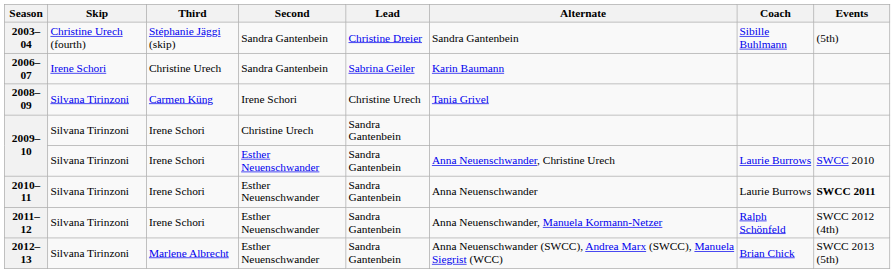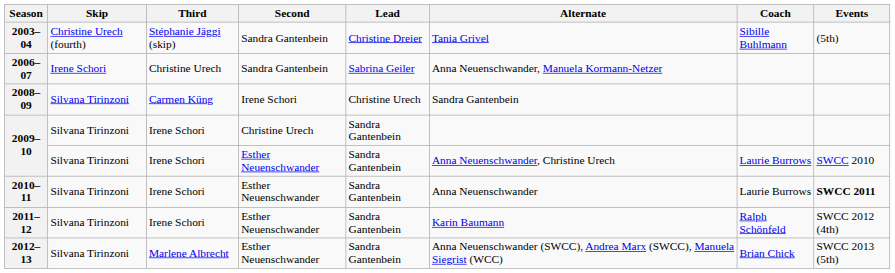(475, 37) Sandra Gantenbein -> (460, 37) Tania Grivel
(468, 68) Karin Baumann -> (547, 68) Anna Neuenschwander, Manuela Kormann-Netzer
(460, 99) Tania Grivel -> (475, 99) Sandra Gantenbein
(547, 222) Anna Neuenschwander, Manuela Kormann-Netzer -> (468, 222) Karin Baumann
